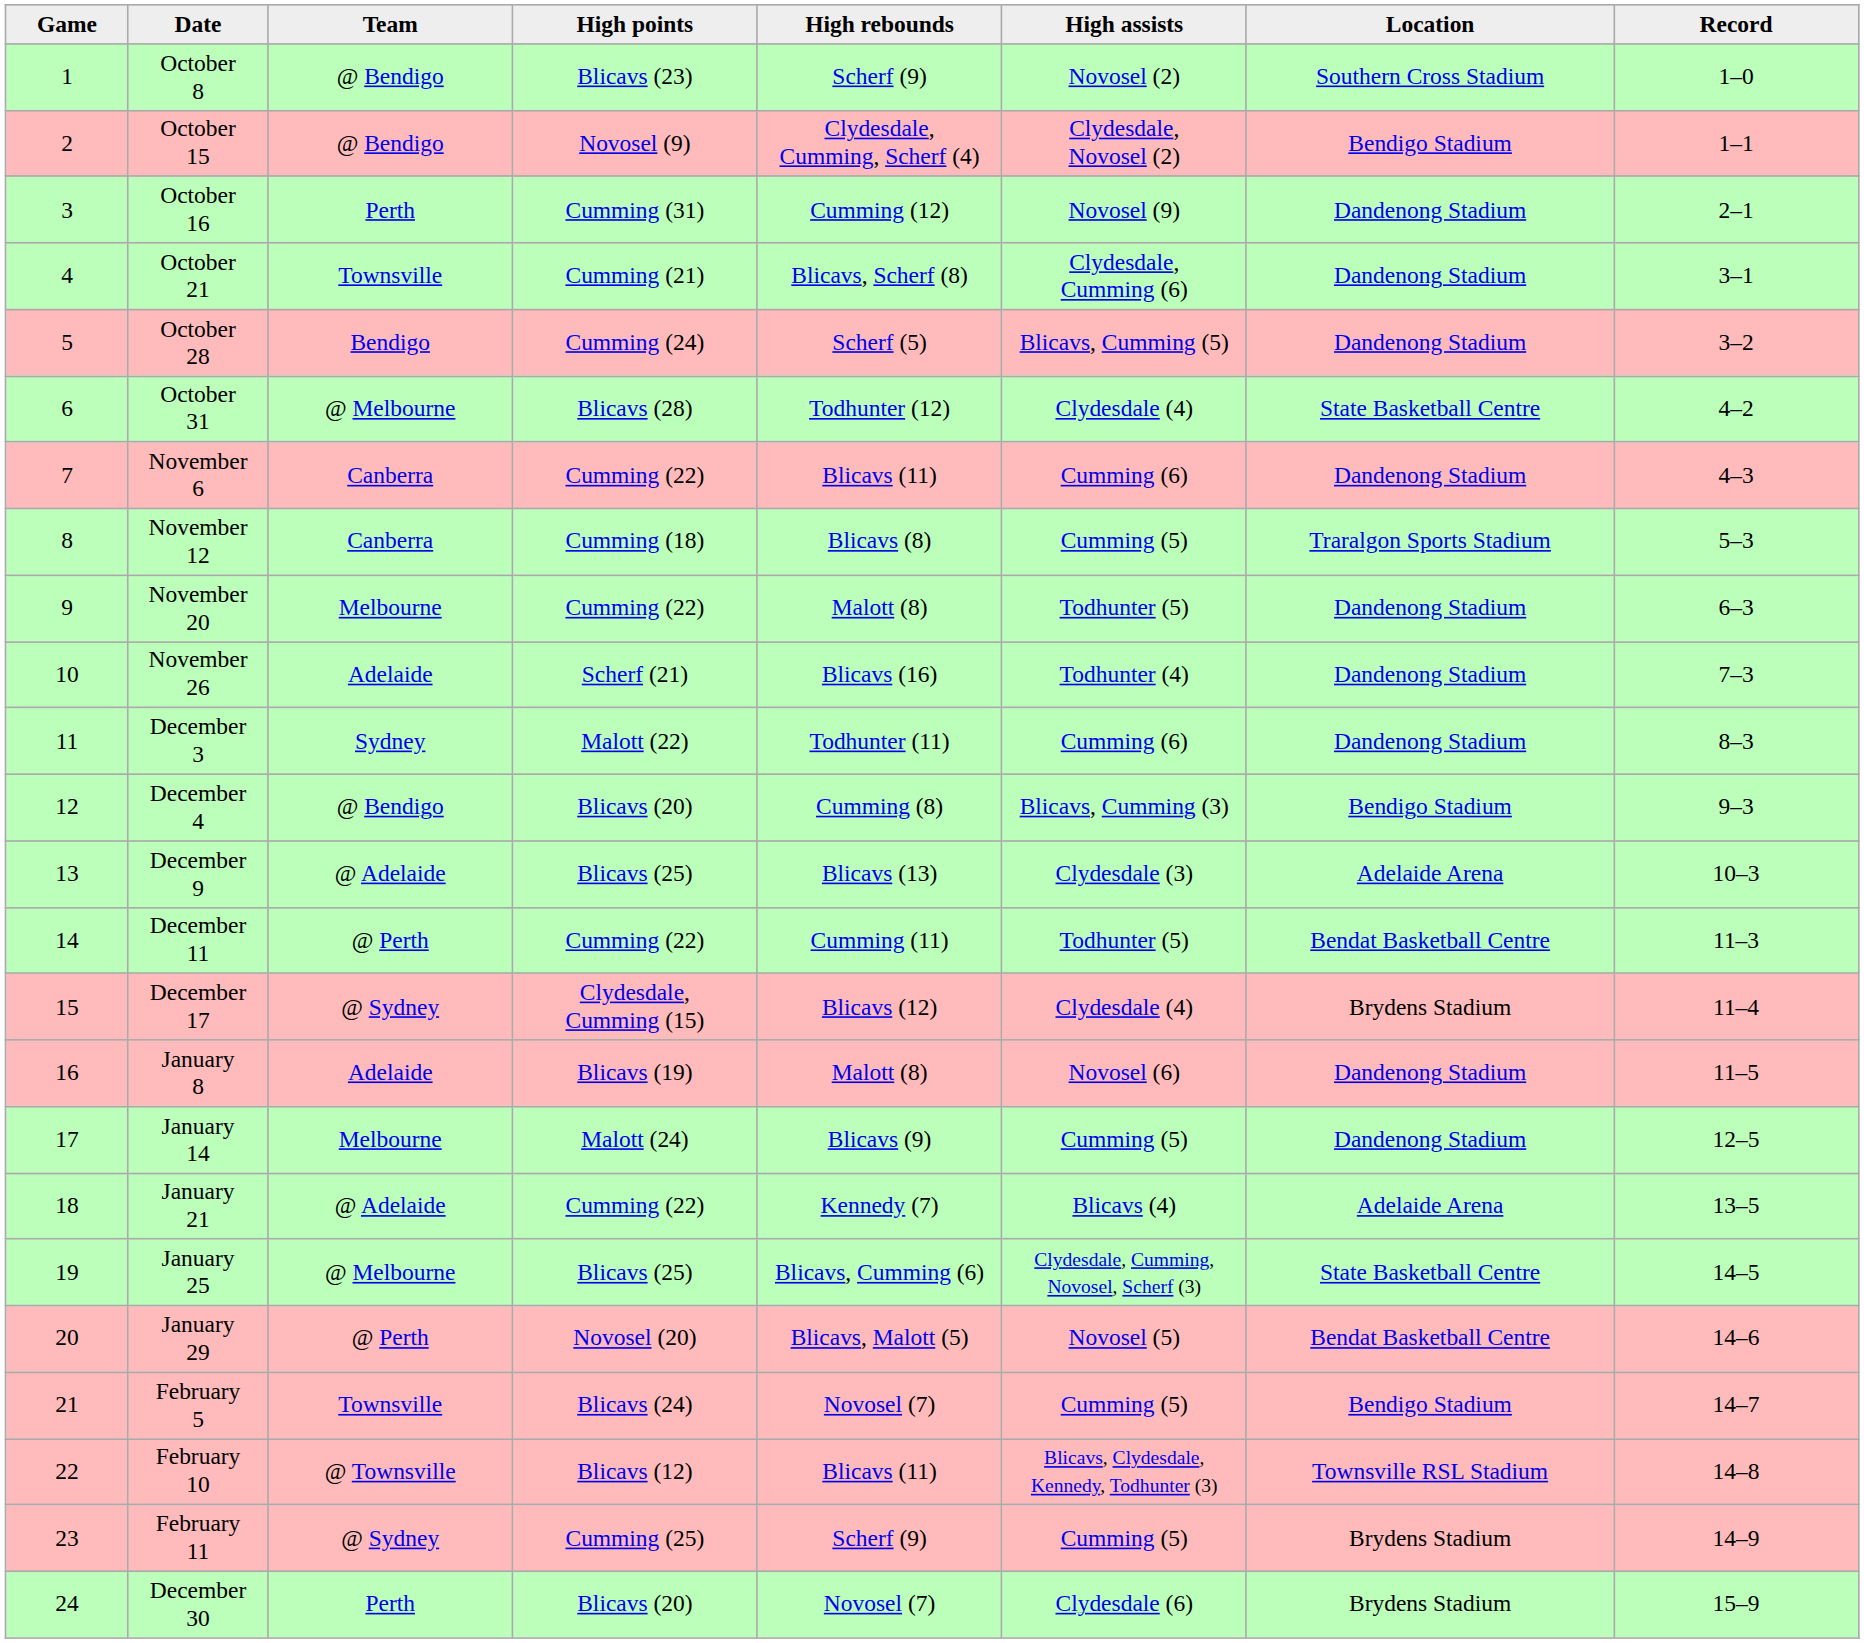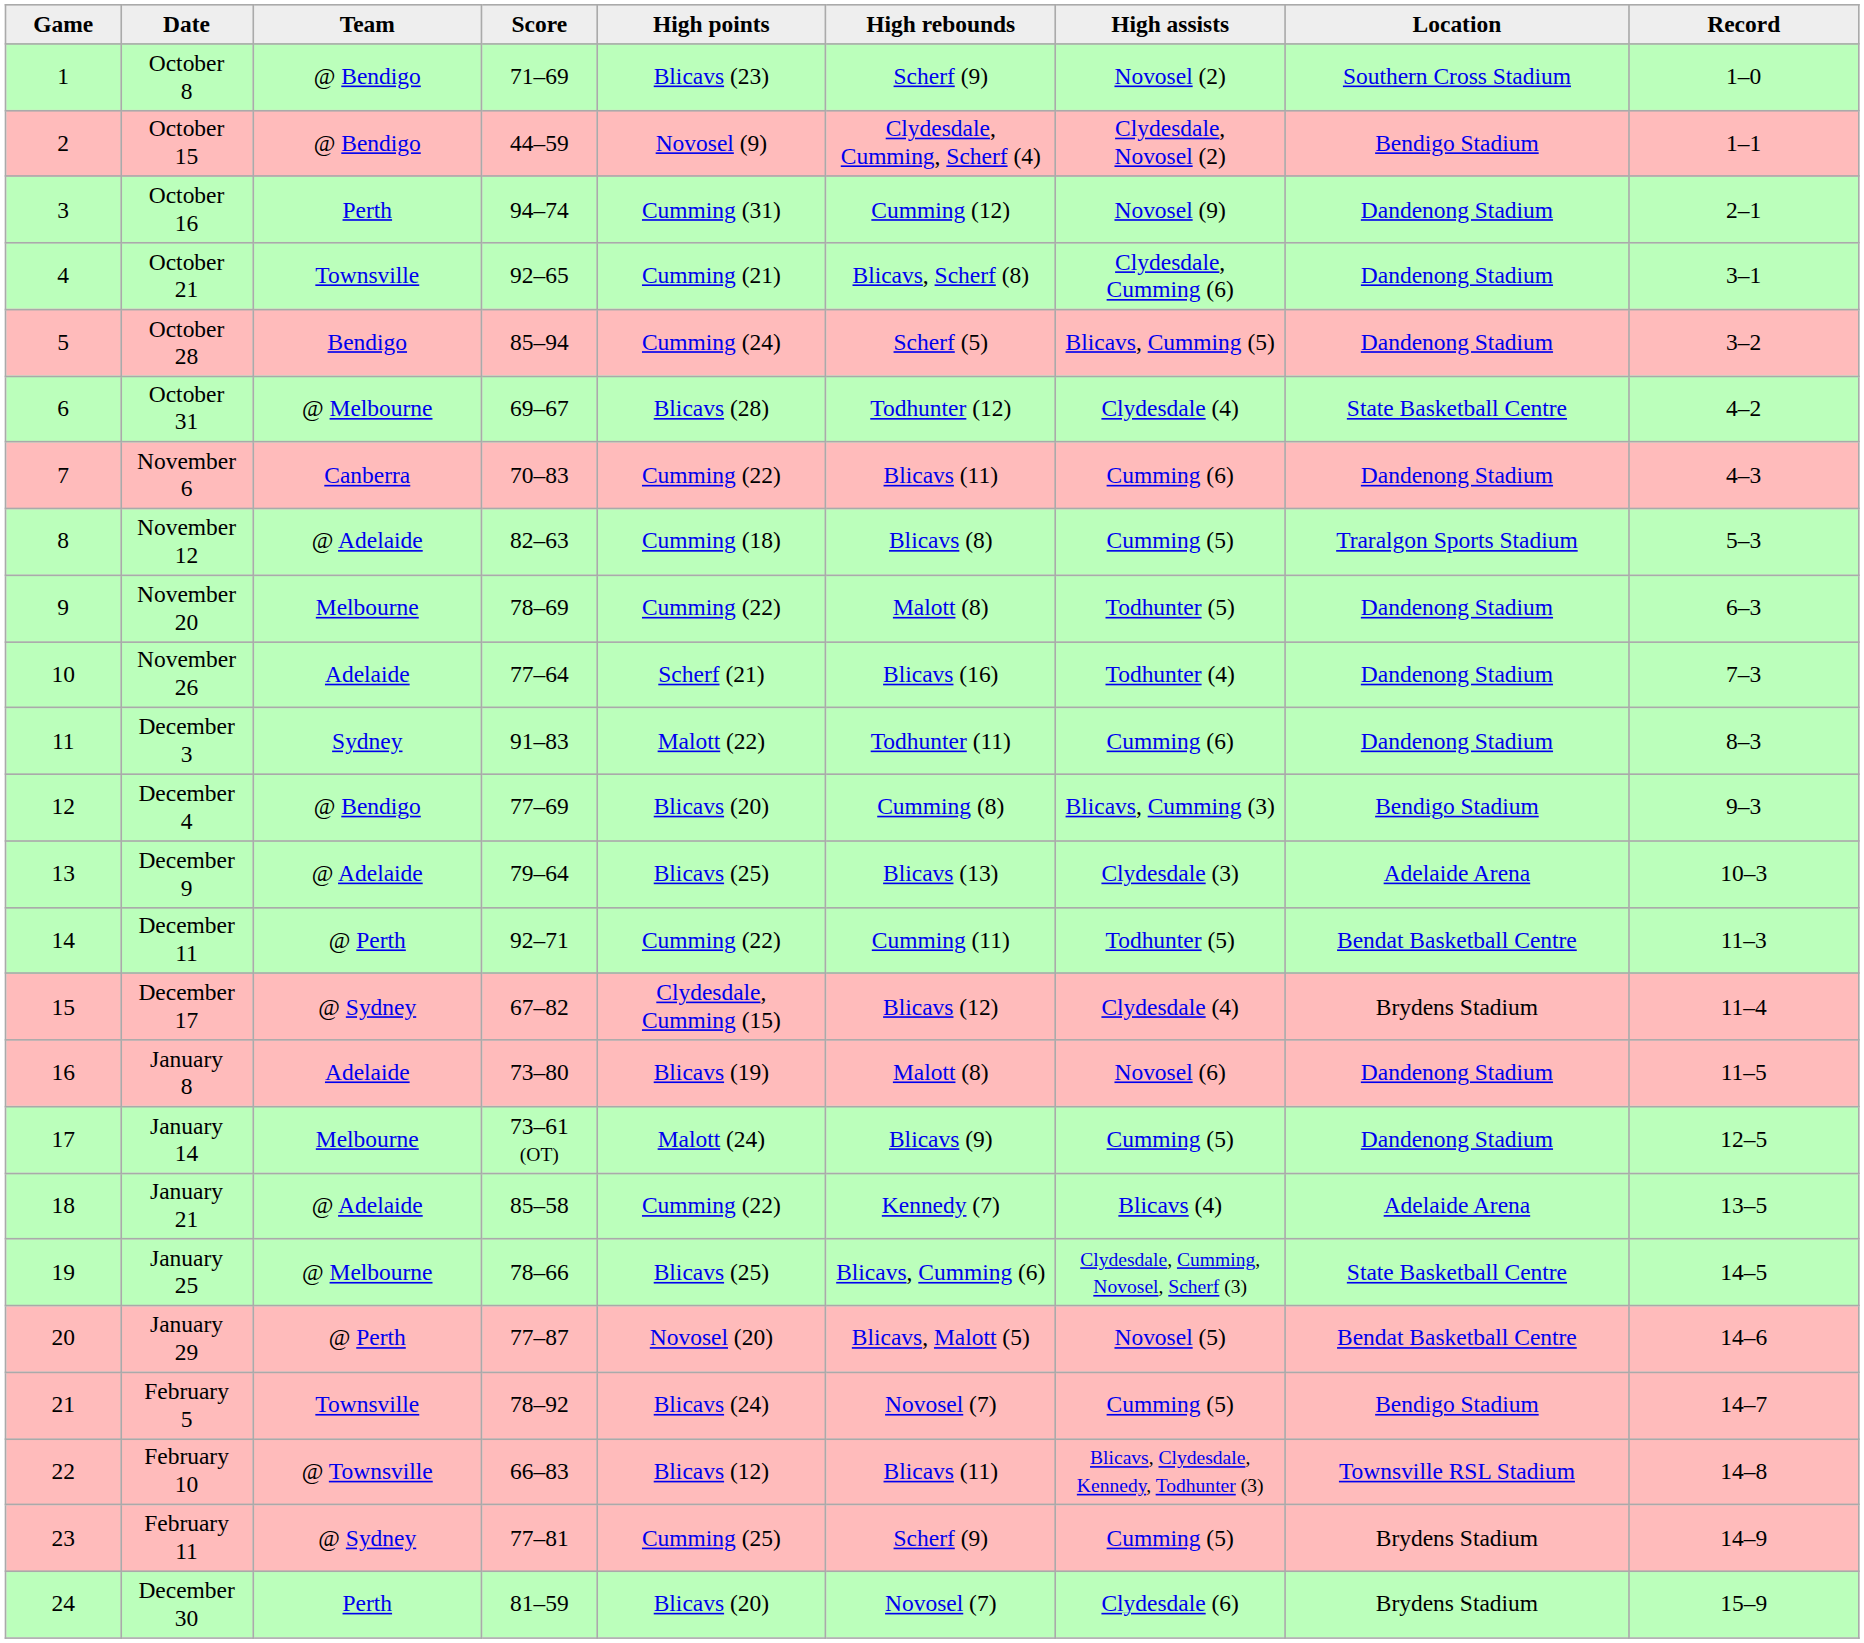+ column: (539, 24)
(390, 541) Canberra -> (367, 541) @ Adelaide
